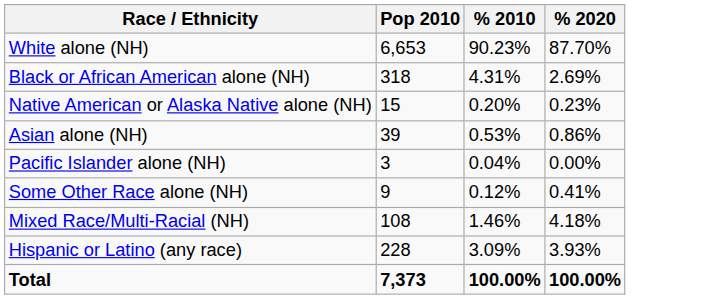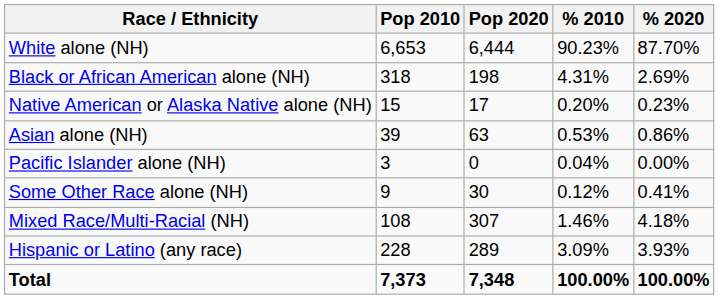+ column: (509, 18)
